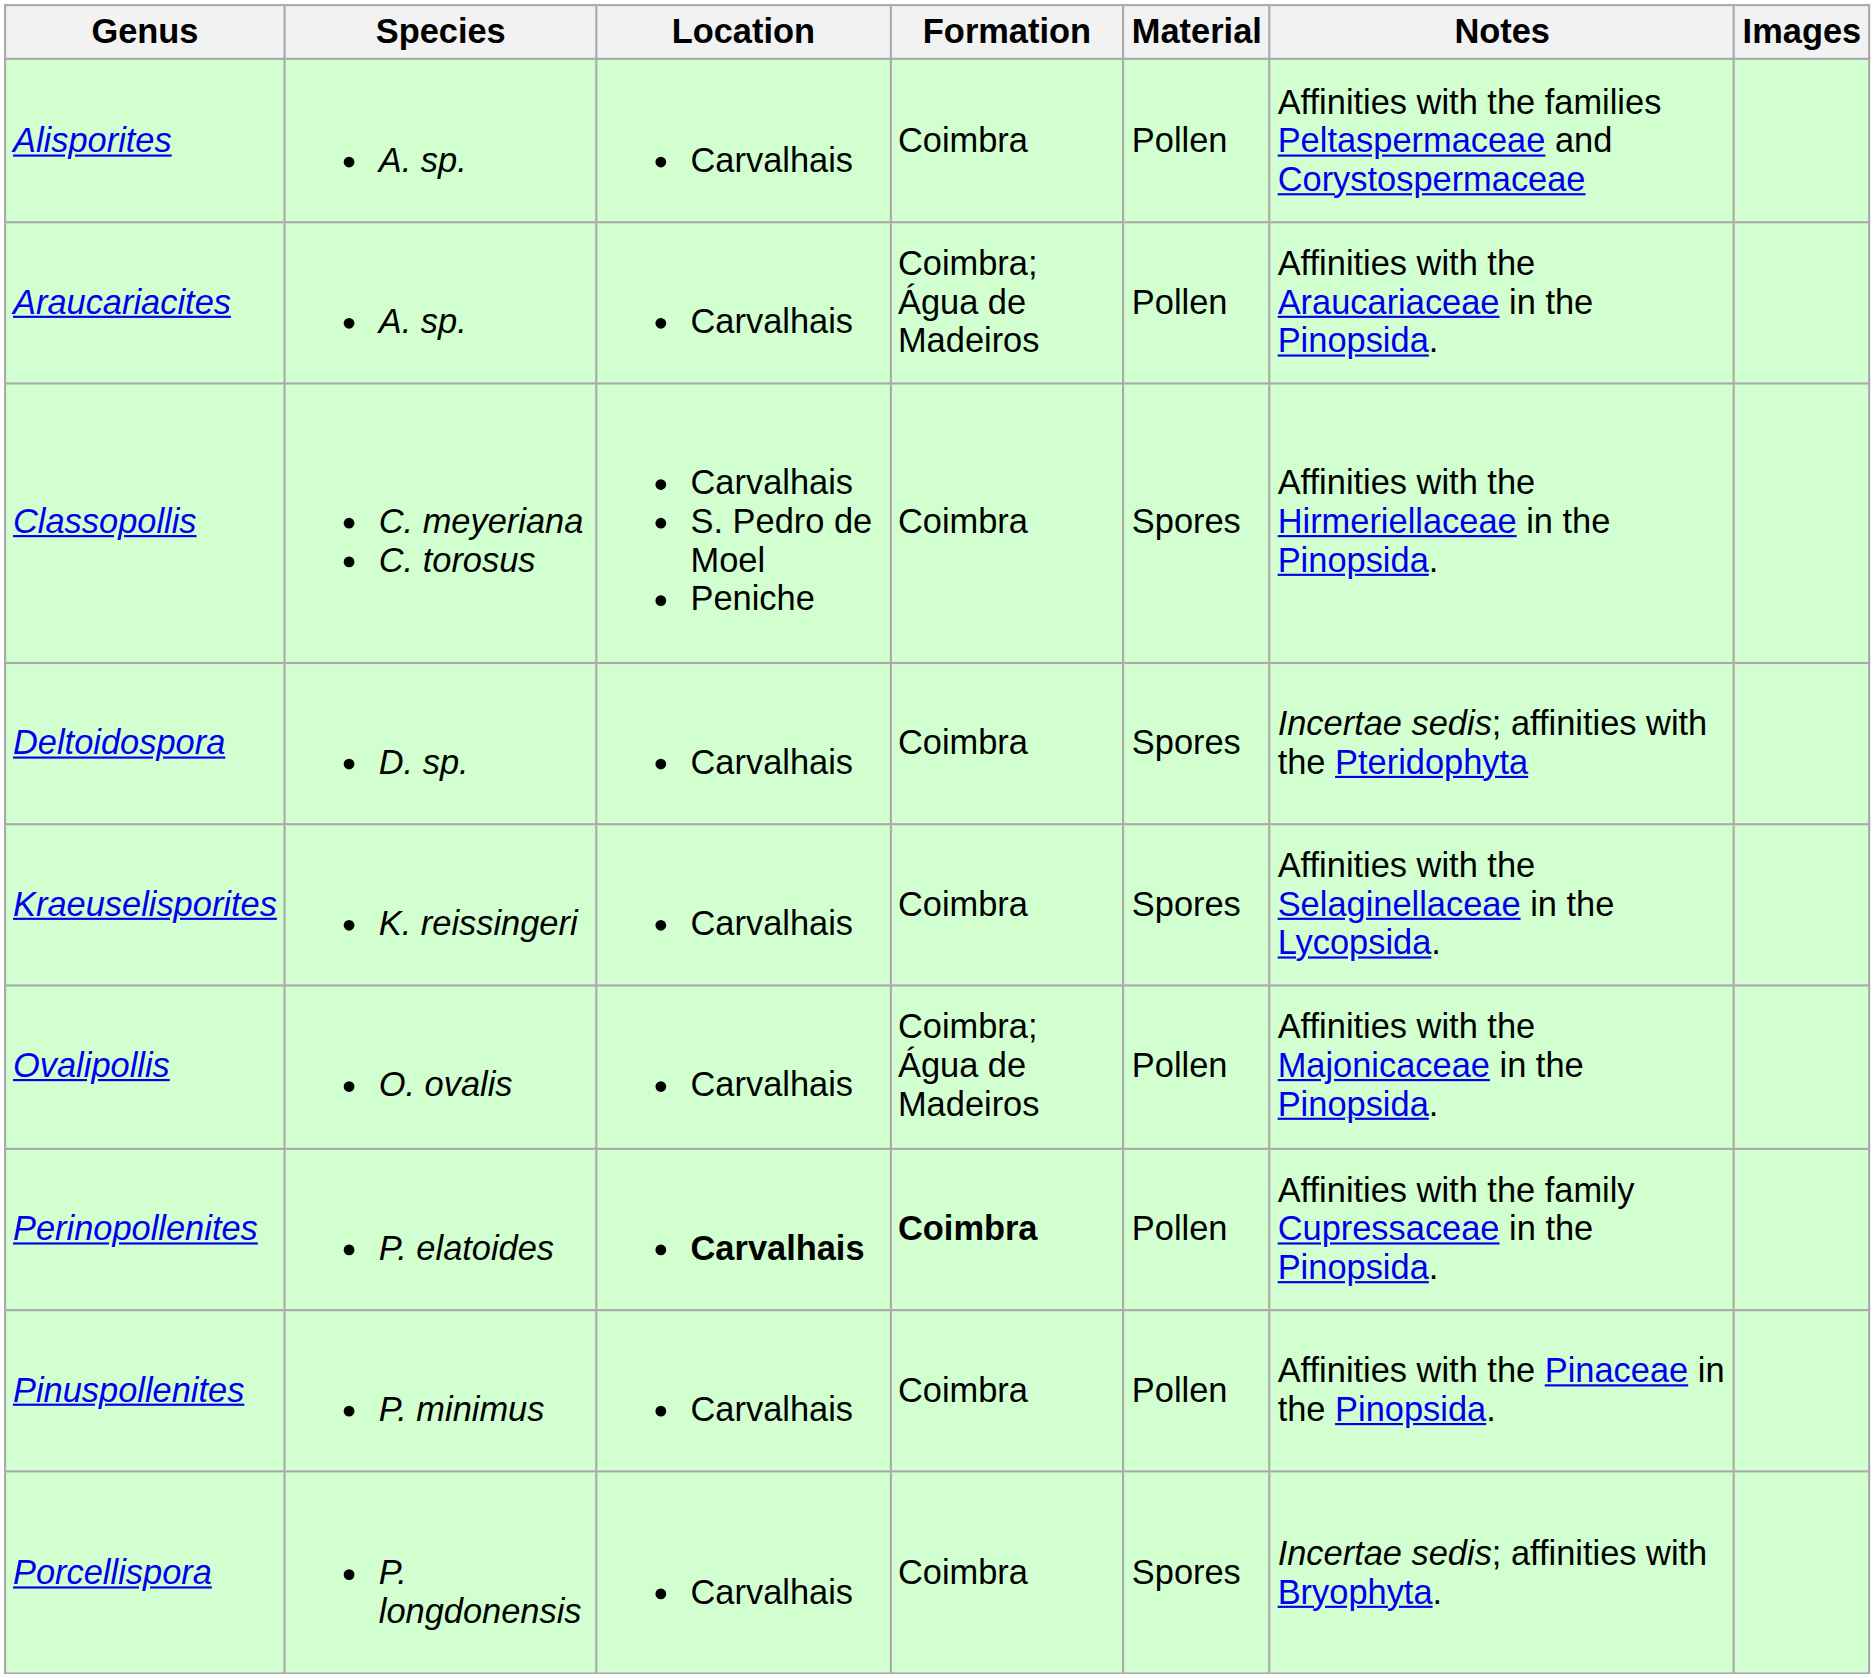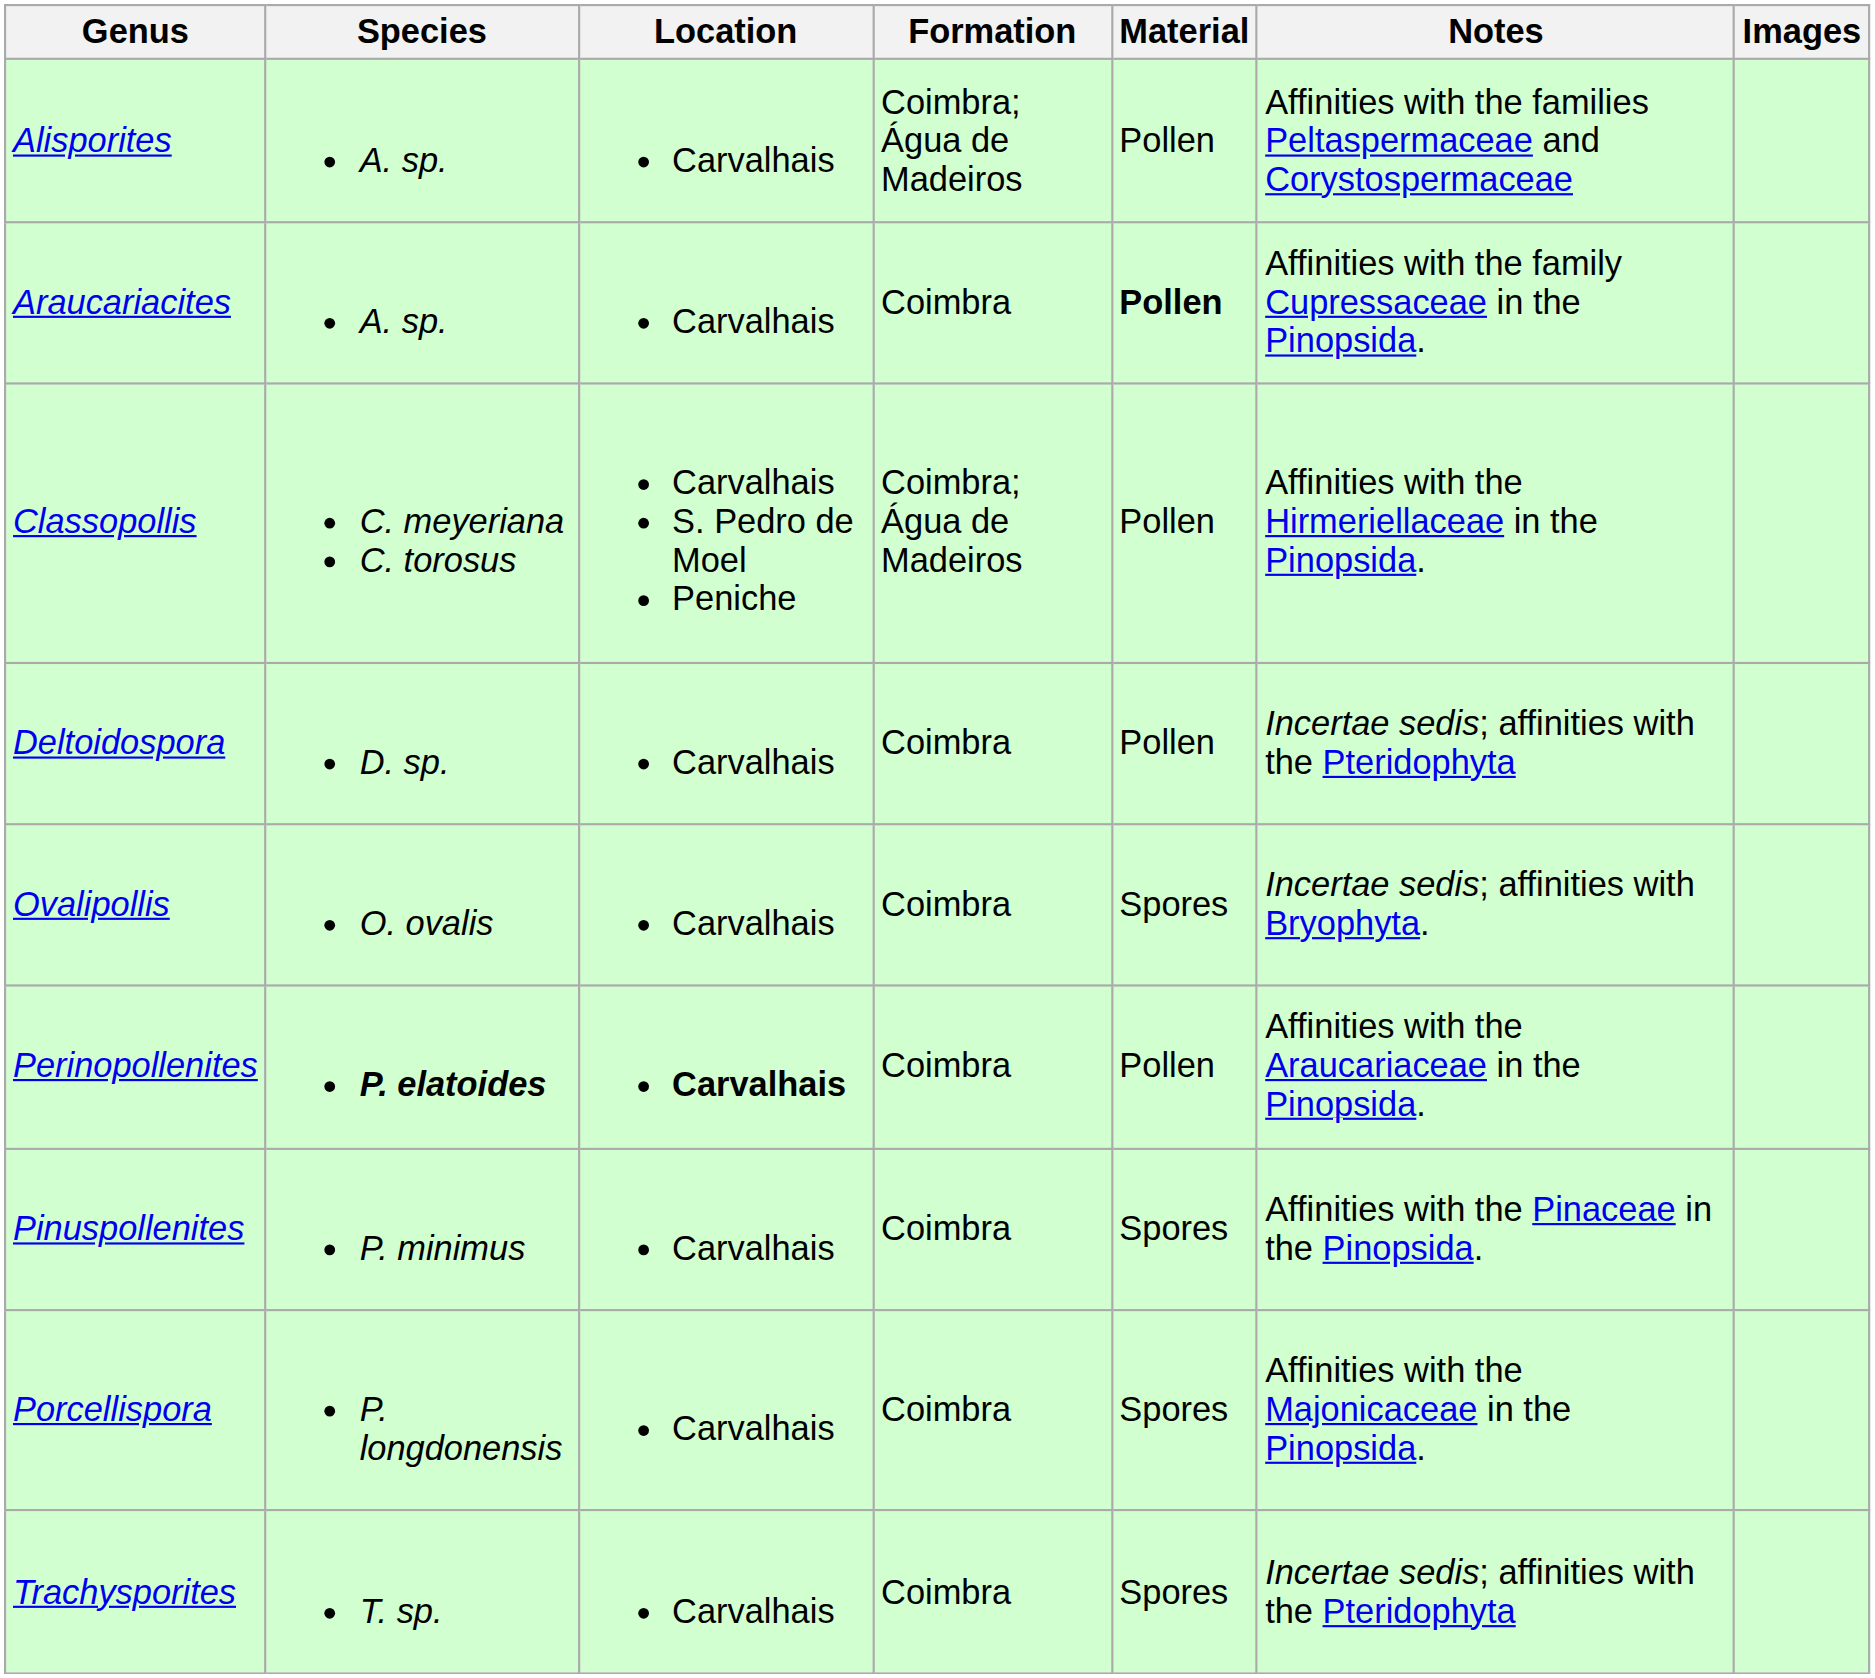(963, 140) Coimbra -> (952, 140) Coimbra; Água de Madeiros
(969, 302) Coimbra; Água de Madeiros -> (946, 302) Coimbra
(1180, 302) normal -> (1171, 302) bold
(1435, 302) Affinities with the Araucariaceae in the Pinopsida. -> (1444, 302) Affinities with the family Cupressaceae in the Pinopsida.
(963, 522) Coimbra -> (952, 522) Coimbra; Água de Madeiros
(1186, 522) Spores -> (1167, 522) Pollen
(1186, 742) Spores -> (1167, 742) Pollen
- row: (145, 904)
(969, 1066) Coimbra; Água de Madeiros -> (946, 904) Coimbra
(1180, 1066) Pollen -> (1174, 904) Spores
(1431, 1066) Affinities with the Majonicaceae in the Pinopsida. -> (1480, 904) Incertae sedis; affinities with Bryophyta.
(441, 1248) normal -> (422, 1086) bold
(968, 1228) bold -> (946, 1066) normal
(1456, 1228) Affinities with the family Cupressaceae in the Pinopsida. -> (1423, 1066) Affinities with the Araucariaceae in the Pinopsida.
(1180, 1390) Pollen -> (1174, 1228) Spores
(1492, 1571) Incertae sedis; affinities with Bryophyta. -> (1418, 1409) Affinities with the Majonicaceae in the Pinopsida.
+ row: (125, 1591)
